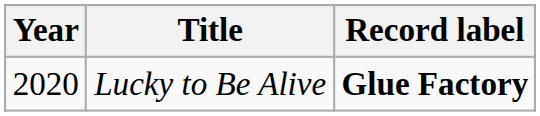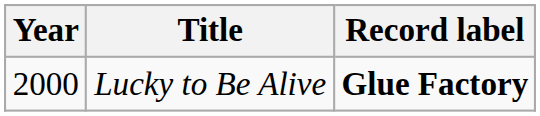(46, 83) 2020 -> (46, 83) 2000
